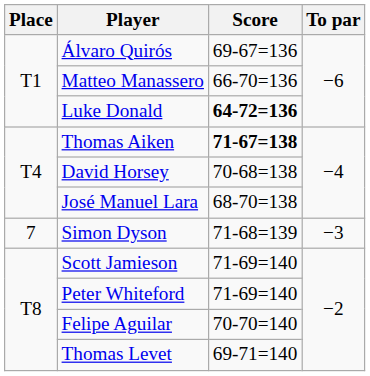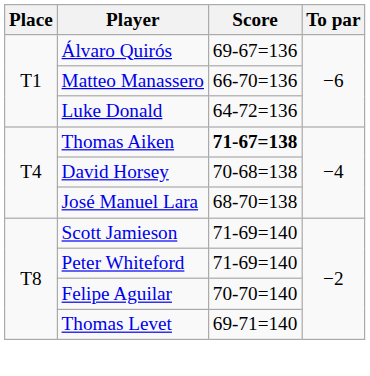(255, 111) bold -> (255, 111) normal
- row: (114, 232)
